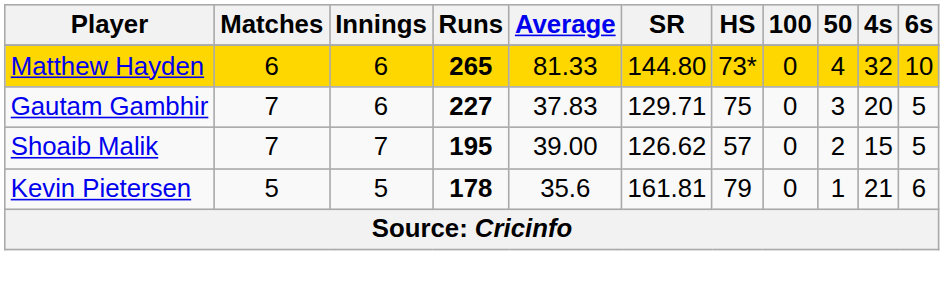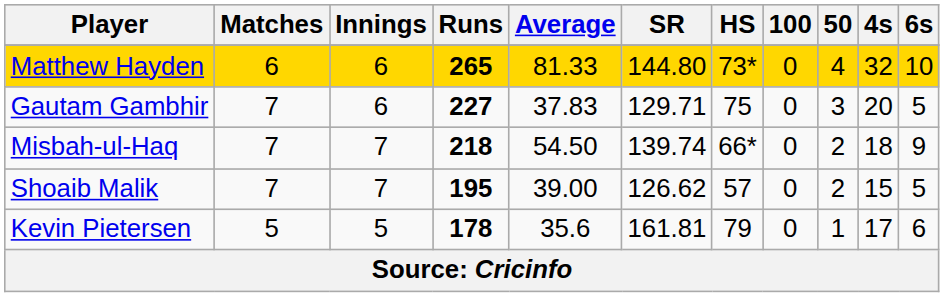+ row: (94, 147)
(878, 188) 21 -> (878, 229) 17
